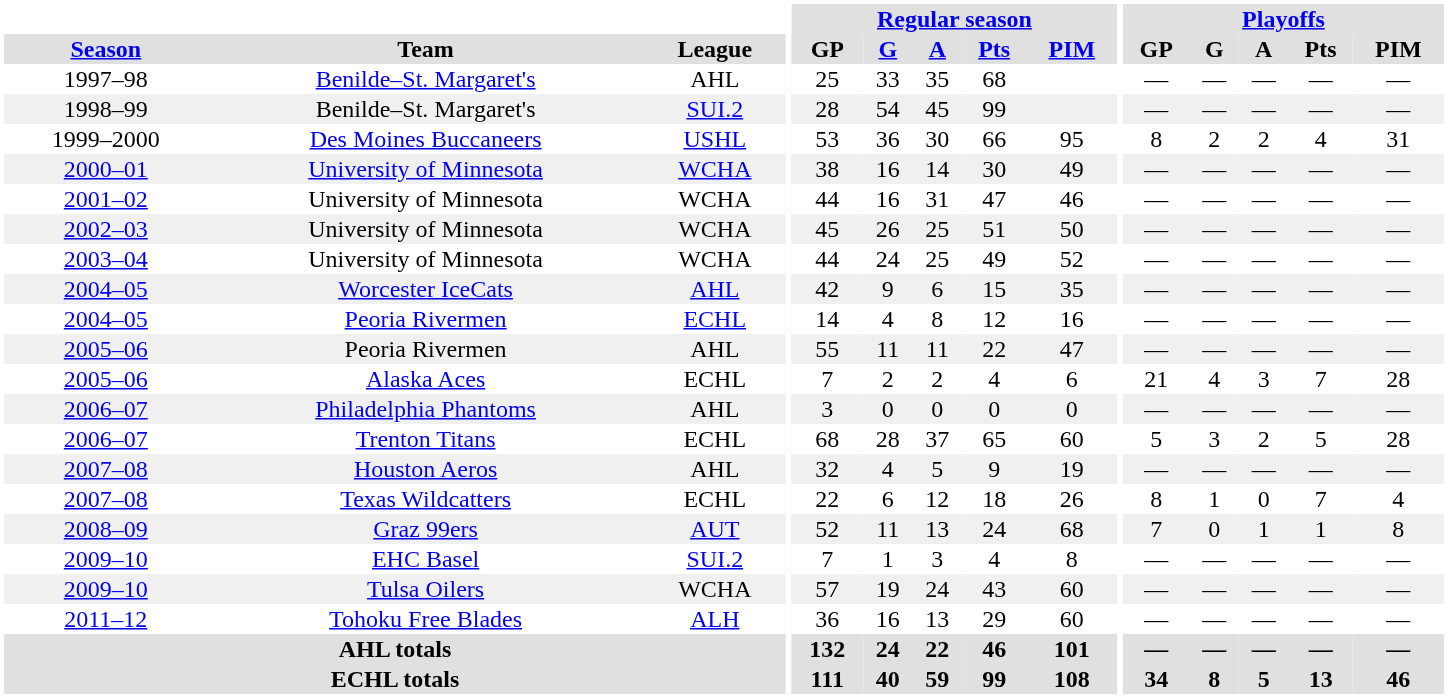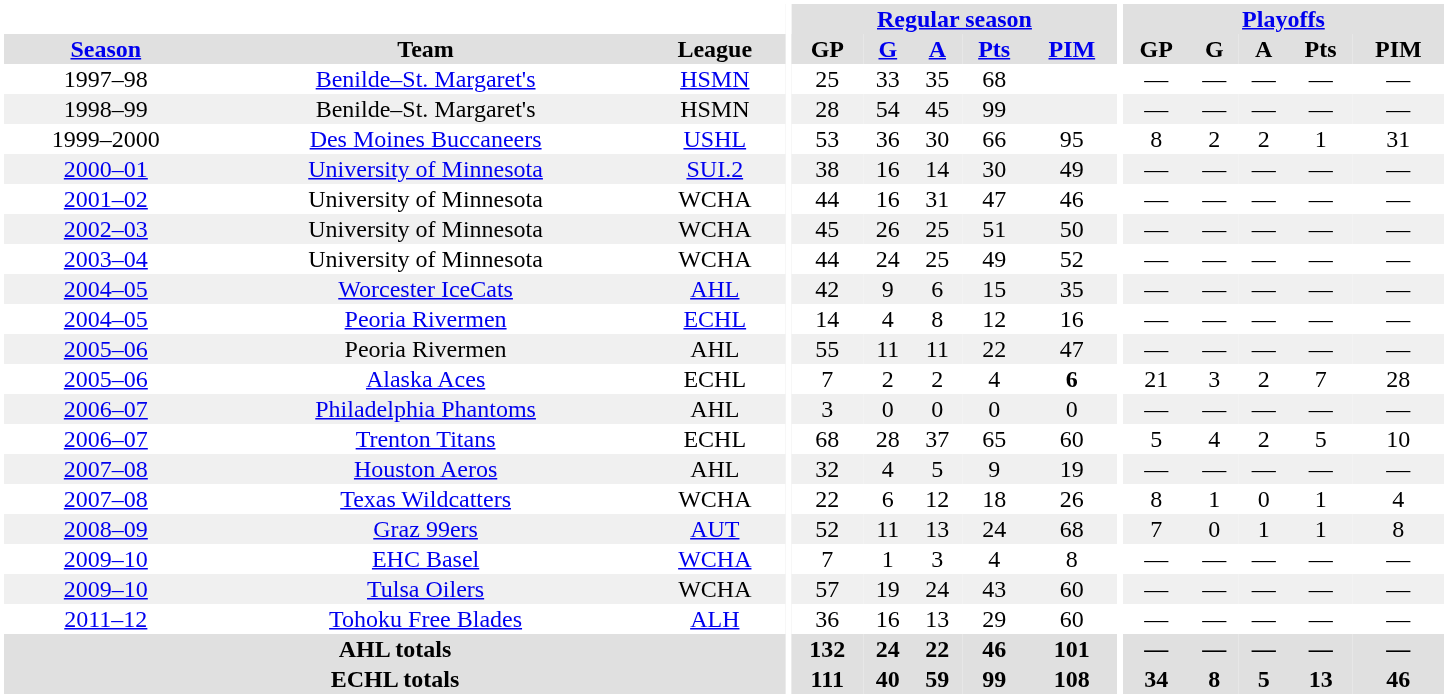(715, 78) AHL -> (715, 78) HSMN
(715, 108) SUI.2 -> (715, 108) HSMN
(1321, 138) 4 -> (1321, 138) 1
(715, 168) WCHA -> (715, 168) SUI.2
(1072, 378) normal -> (1072, 378) bold
(1214, 378) 4 -> (1214, 378) 3
(1264, 378) 3 -> (1264, 378) 2
(1214, 438) 3 -> (1214, 438) 4
(1398, 438) 28 -> (1398, 438) 10
(715, 498) ECHL -> (715, 498) WCHA
(1321, 498) 7 -> (1321, 498) 1
(715, 558) SUI.2 -> (715, 558) WCHA
